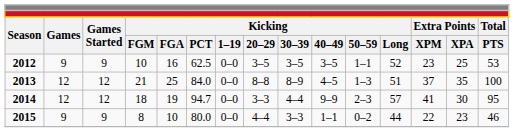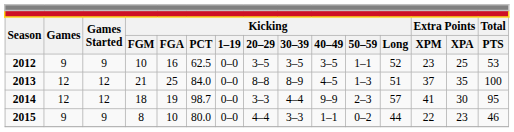(201, 99) 94.7 -> (201, 99) 98.7
